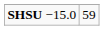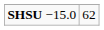(89, 15) 59 -> (89, 15) 62
